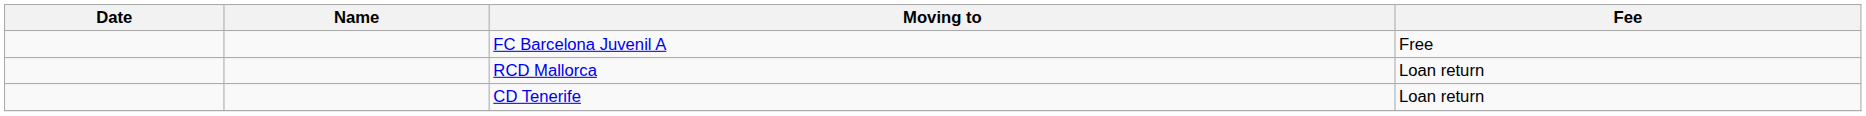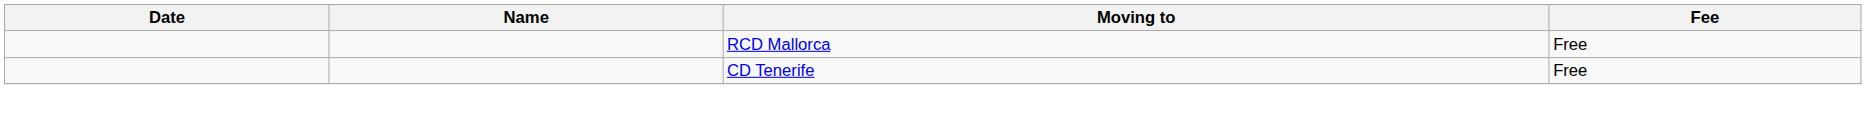- row: (580, 44)
(1442, 70) Loan return -> (1570, 44) Free
(1442, 96) Loan return -> (1570, 70) Free
